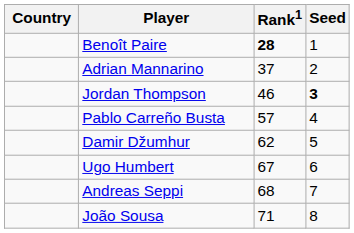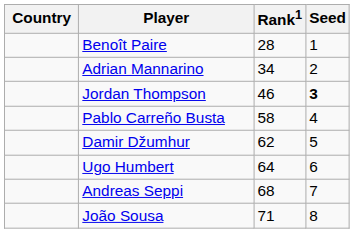(266, 45) bold -> (266, 45) normal
(266, 69) 37 -> (266, 69) 34
(266, 118) 57 -> (266, 118) 58
(266, 166) 67 -> (266, 166) 64
